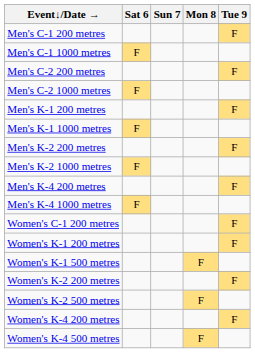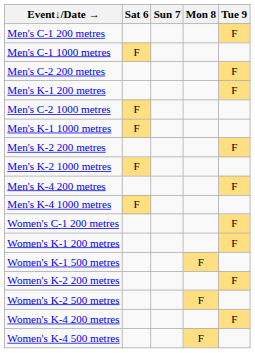rows swapped: (59, 90) <-> (57, 109)
